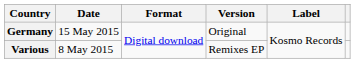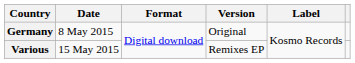(89, 31) 15 May 2015 -> (86, 31) 8 May 2015
(86, 49) 8 May 2015 -> (89, 49) 15 May 2015
